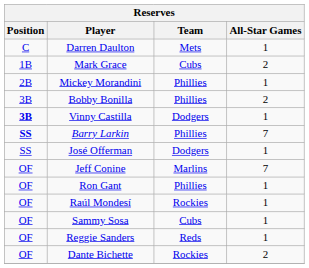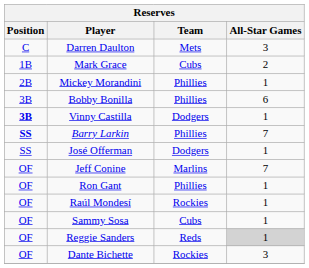(265, 47) 1 -> (265, 47) 3
(265, 99) 2 -> (265, 99) 6
(265, 237) no background -> (265, 237) lightgrey background
(265, 254) 2 -> (265, 254) 3
